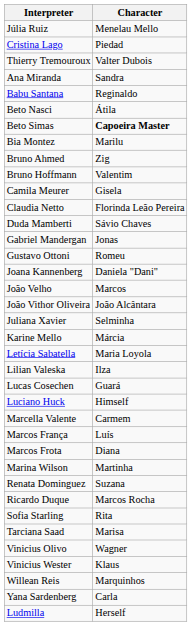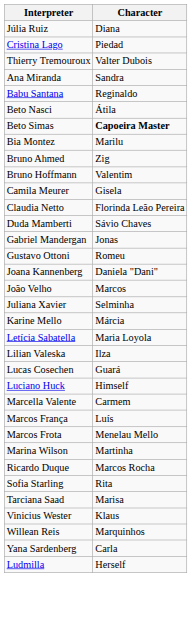(127, 28) Menelau Mello -> (108, 28) Diana
- row: (48, 304)
(108, 451) Diana -> (127, 434) Menelau Mello
- row: (46, 483)
- row: (37, 548)
